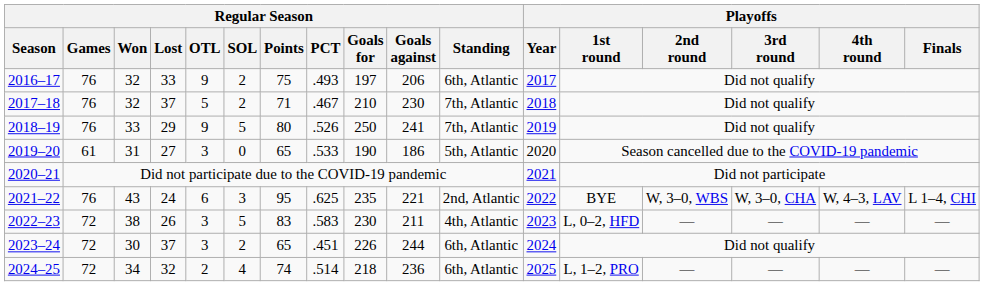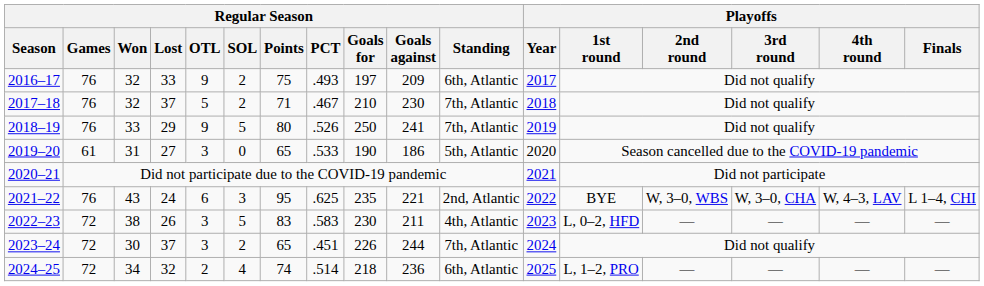(413, 80) 206 -> (413, 80) 209
(481, 245) 6th, Atlantic -> (481, 245) 7th, Atlantic
